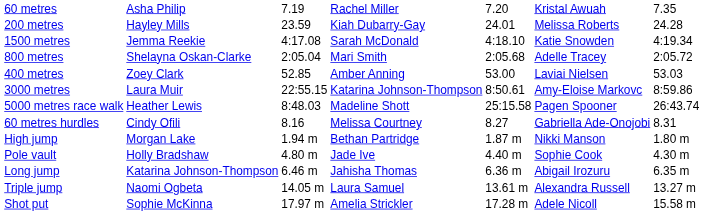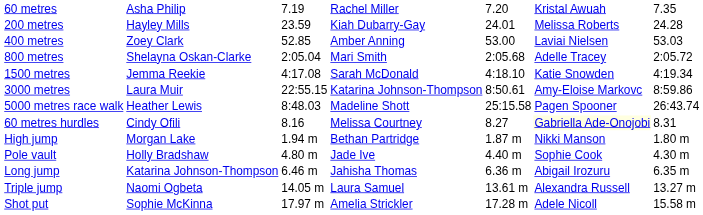rows swapped: (34, 74) <-> (37, 41)
(592, 122) no background -> (592, 122) lightyellow background
